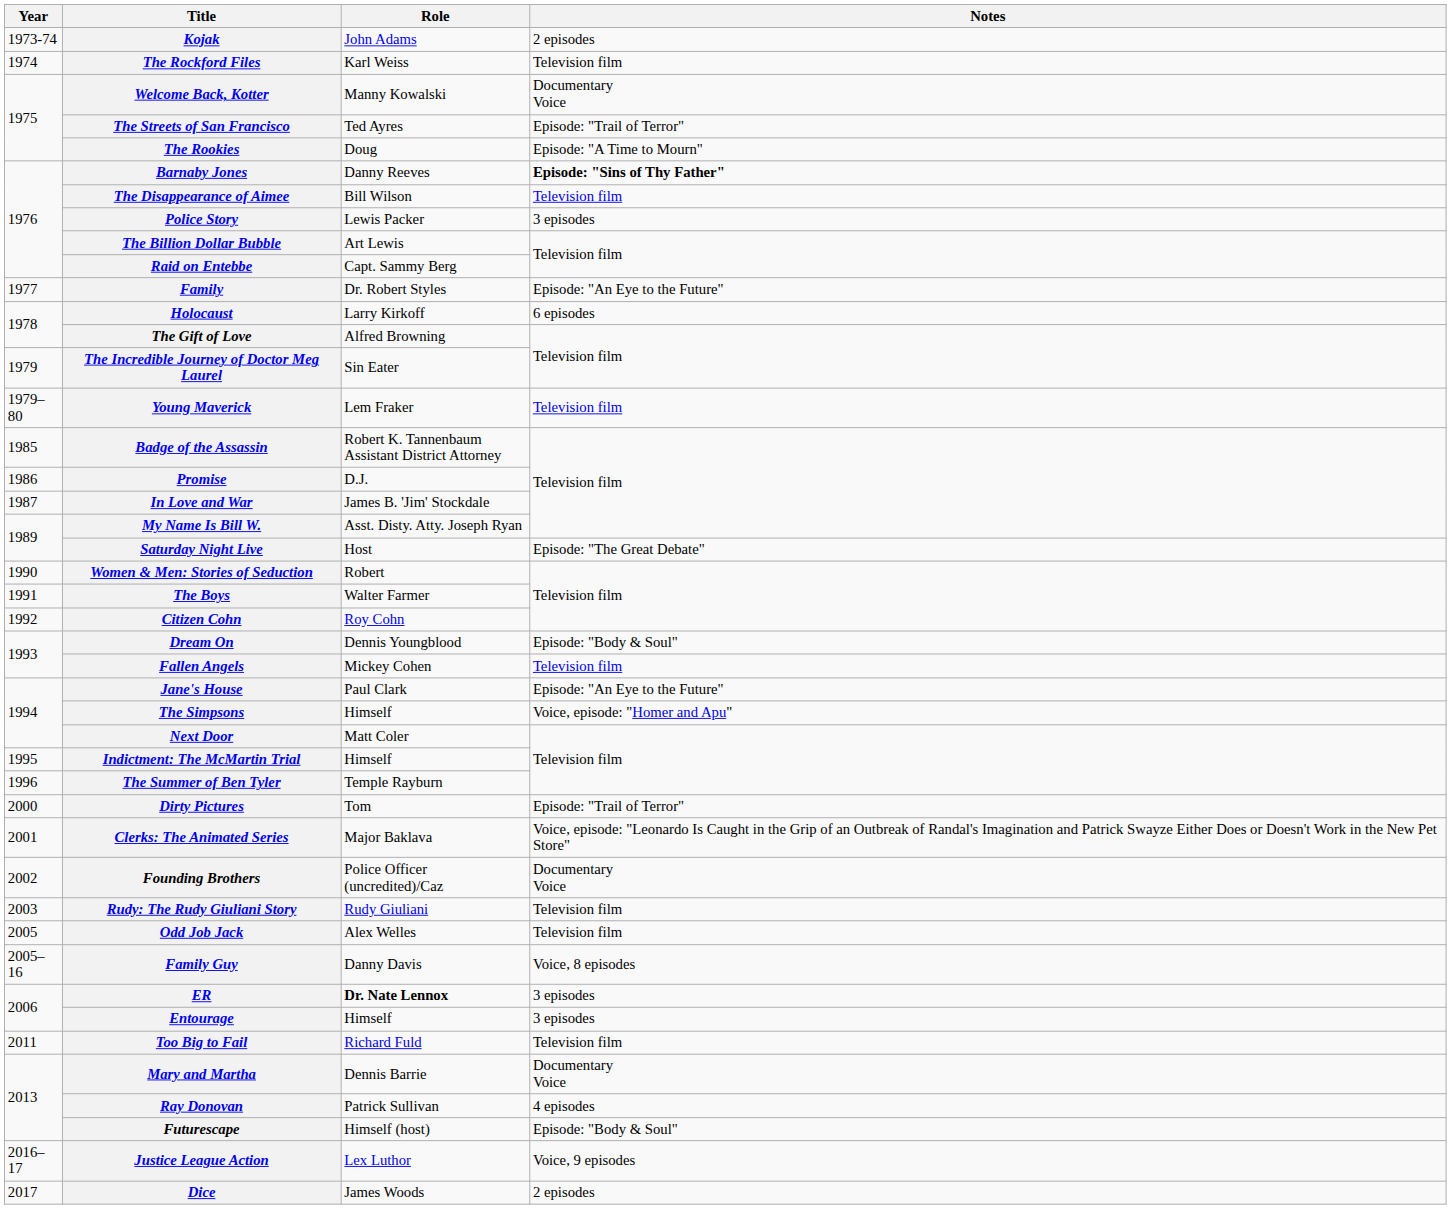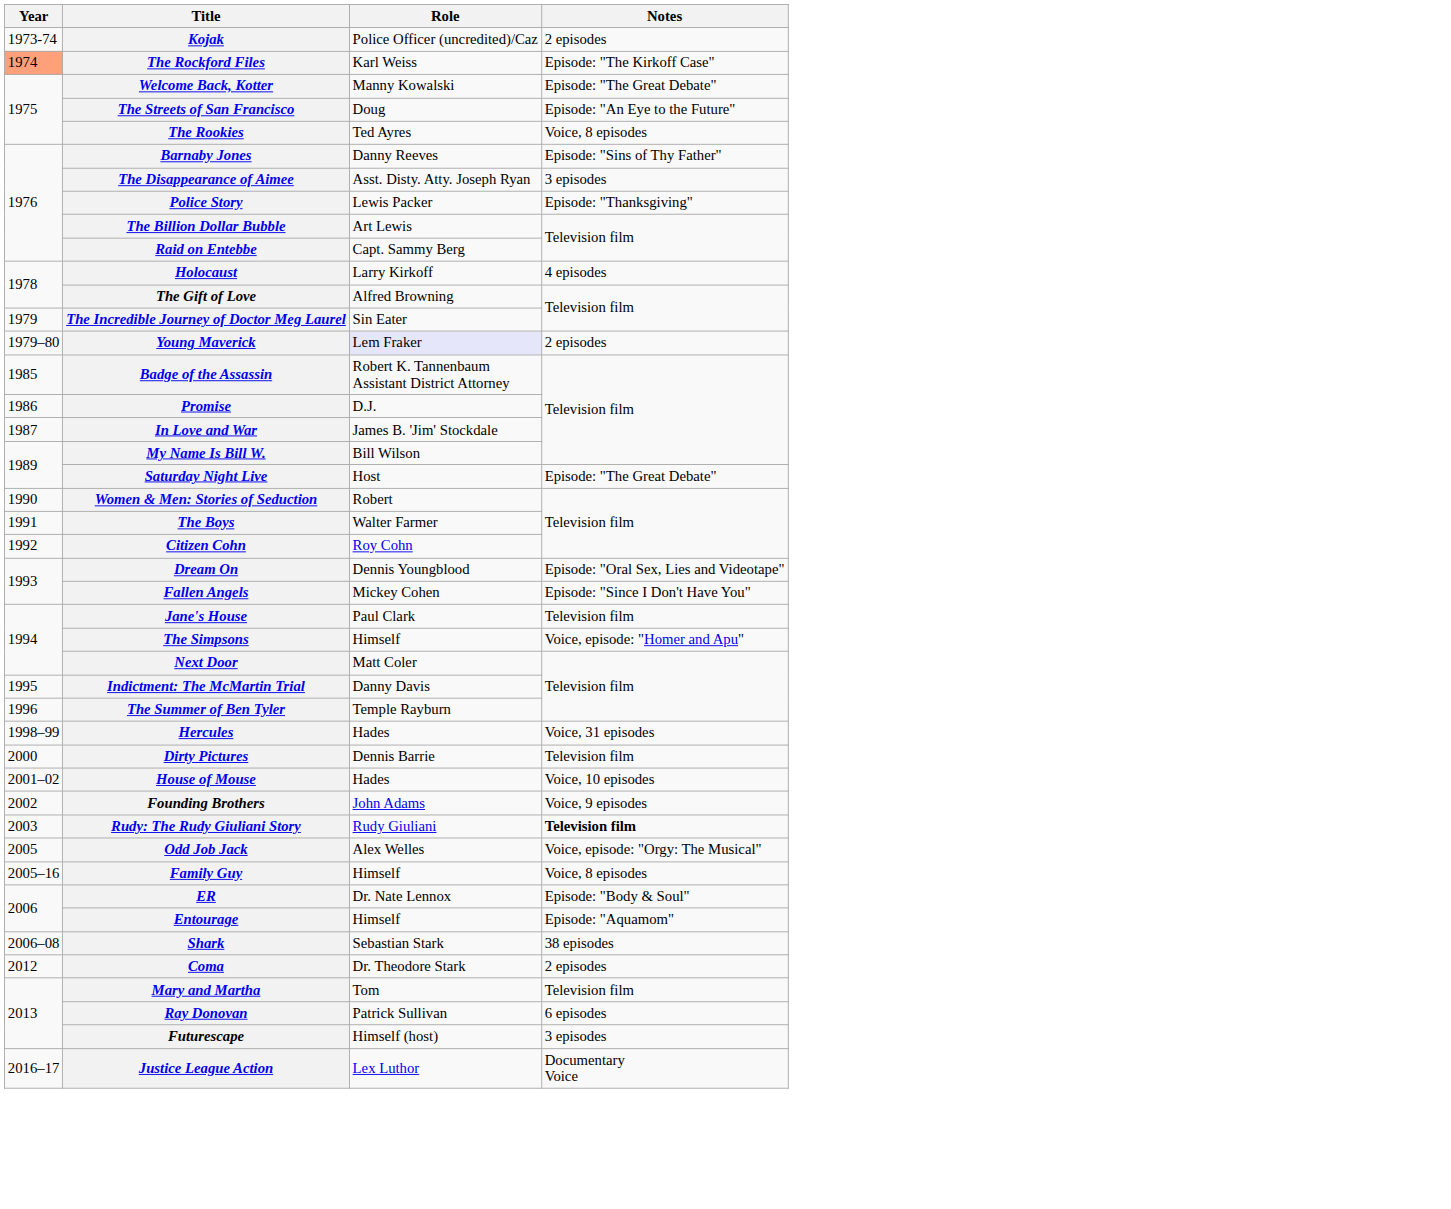(381, 39) John Adams -> (445, 39) Police Officer (uncredited)/Caz
(23, 62) no background -> (23, 62) lightsalmon background
(578, 62) Television film -> (630, 62) Episode: "The Kirkoff Case"
(573, 94) Documentary Voice -> (631, 86) Episode: "The Great Debate"
(374, 126) Ted Ayres -> (369, 109) Doug
(609, 126) Episode: "Trail of Terror" -> (640, 109) Episode: "An Eye to the Future"
(361, 149) Doug -> (382, 132) Ted Ayres
(618, 149) Episode: "A Time to Mourn" -> (596, 132) Voice, 8 episodes
(629, 172) bold -> (633, 156) normal
(378, 196) Bill Wilson -> (442, 179) Asst. Disty. Atty. Joseph Ryan
(578, 196) Television film -> (576, 179) 3 episodes
(564, 219) 3 episodes -> (619, 202) Episode: "Thanksgiving"
- row: (202, 289)
(564, 312) 6 episodes -> (576, 272) 4 episodes
(379, 407) no background -> (387, 343) lavender background
(578, 407) Television film -> (576, 343) 2 episodes
(433, 525) Asst. Disty. Atty. Joseph Ryan -> (386, 452) Bill Wilson
(605, 642) Episode: "Body & Soul" -> (665, 569) Episode: "Oral Sex, Lies and Videotape"
(578, 666) Television film -> (648, 593) Episode: "Since I Don't Have You"
(628, 689) Episode: "An Eye to the Future" -> (589, 616) Television film
(368, 759) Himself -> (391, 686) Danny Davis
+ row: (206, 733)
(358, 806) Tom -> (394, 756) Dennis Barrie
(609, 806) Episode: "Trail of Terror" -> (589, 756) Television film
- row: (202, 837)
+ row: (206, 779)
(394, 877) Police Officer (uncredited)/Caz -> (389, 803) John Adams
(573, 877) Documentary Voice -> (596, 803) Voice, 9 episodes
(578, 909) normal -> (590, 826) bold
(578, 932) Television film -> (653, 849) Voice, episode: "Orgy: The Musical"
(383, 964) Danny Davis -> (376, 873) Himself
(396, 995) bold -> (402, 896) normal
(564, 995) 3 episodes -> (617, 896) Episode: "Body & Soul"
(564, 1019) 3 episodes -> (609, 919) Episode: "Aquamom"
+ row: (206, 943)
- row: (202, 1042)
+ row: (206, 966)
(385, 1074) Dennis Barrie -> (366, 989) Tom
(573, 1074) Documentary Voice -> (589, 989) Television film
(564, 1105) 4 episodes -> (576, 1013) 6 episodes
(605, 1129) Episode: "Body & Soul" -> (576, 1036) 3 episodes
(584, 1160) Voice, 9 episodes -> (585, 1068) Documentary Voice
- row: (202, 1192)
